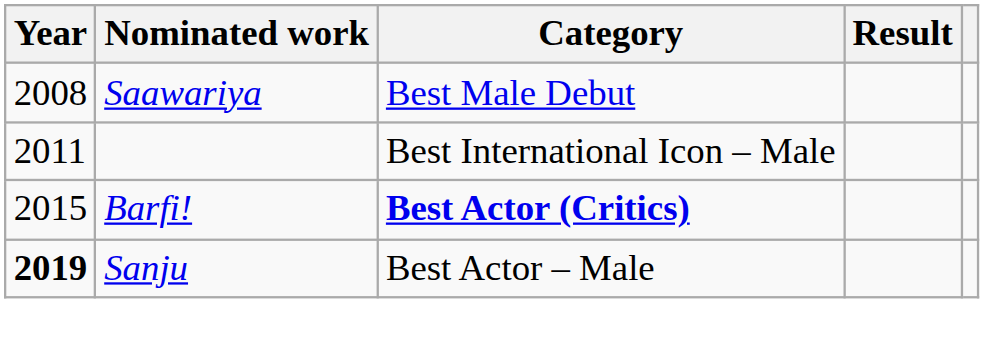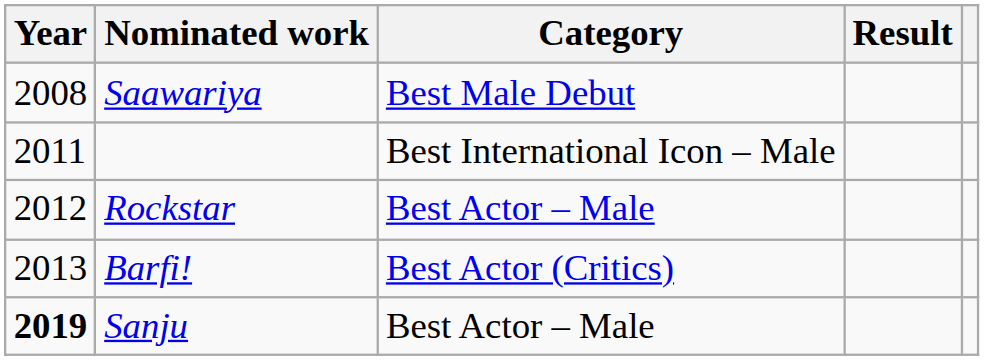+ row: (170, 208)
(50, 208) 2015 -> (50, 267) 2013
(538, 208) bold -> (530, 267) normal
